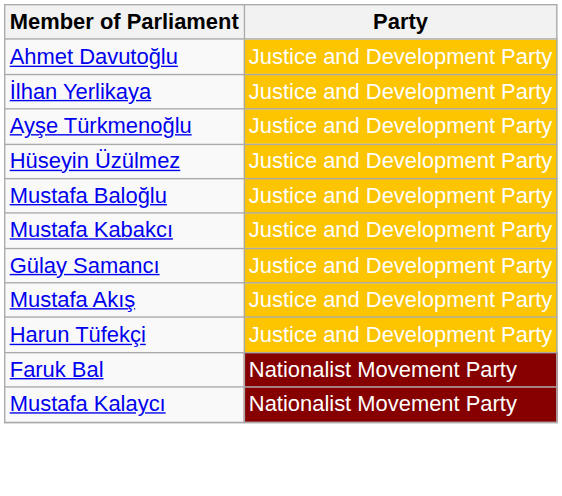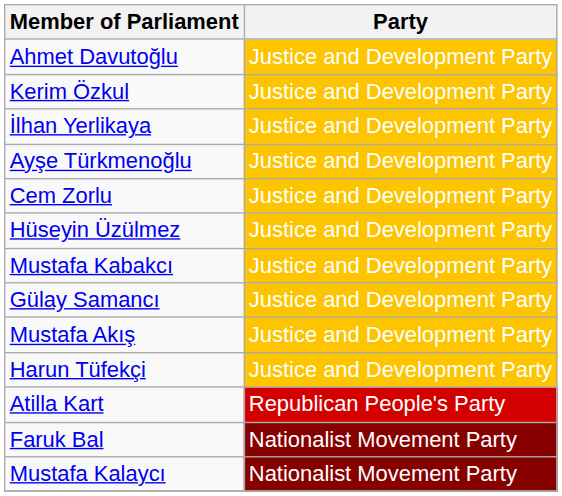+ row: (69, 91)
+ row: (61, 195)
- row: (88, 195)
+ row: (57, 404)
